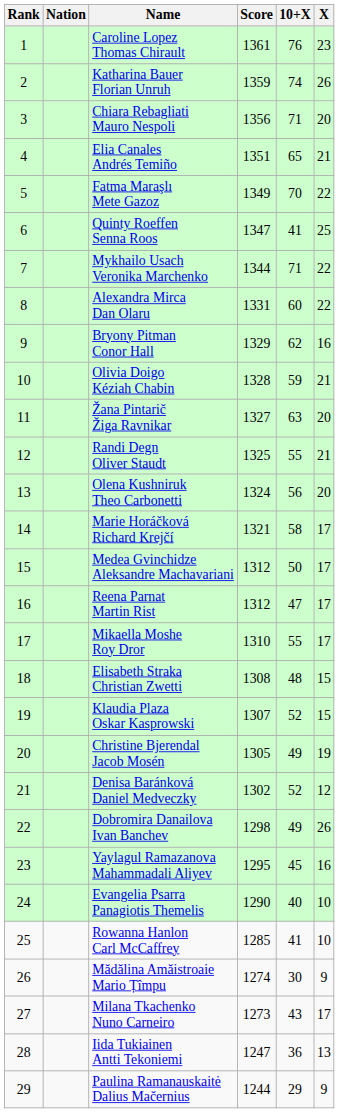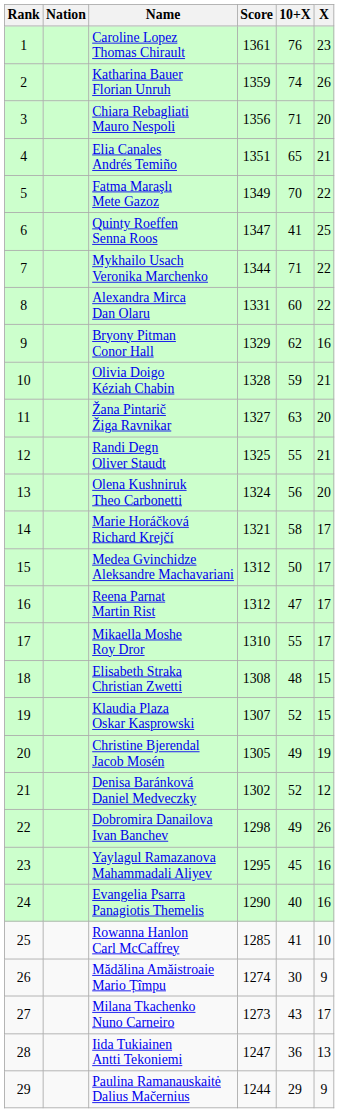(324, 902) 10 -> (324, 902) 16
